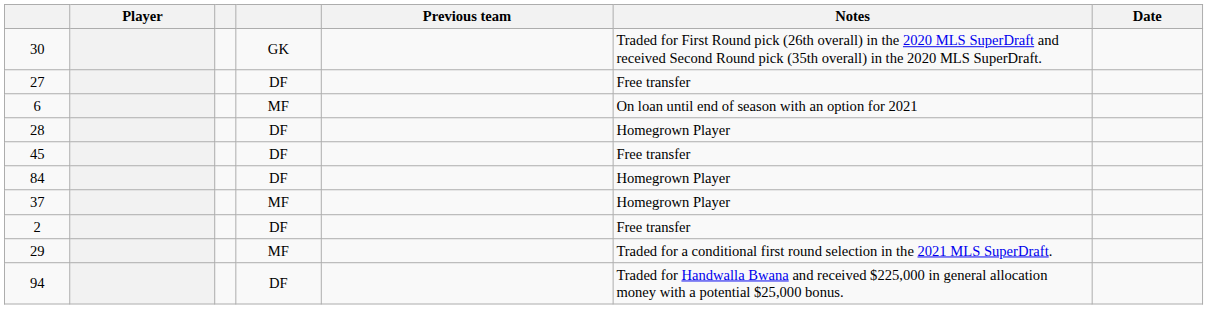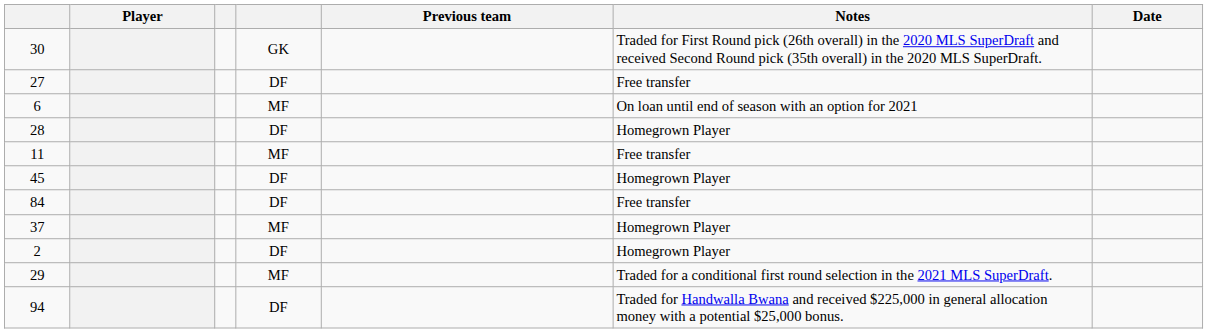+ row: (37, 154)
(653, 154) Free transfer -> (673, 178) Homegrown Player
(673, 178) Homegrown Player -> (653, 202) Free transfer
(653, 226) Free transfer -> (673, 250) Homegrown Player
